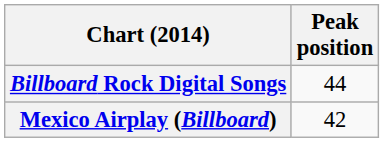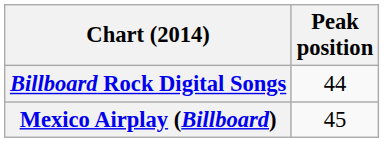(335, 119) 42 -> (335, 119) 45
